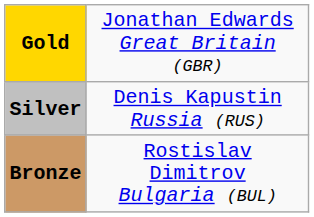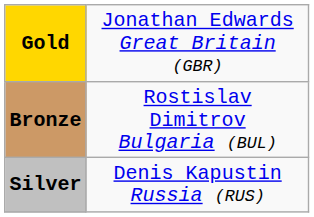rows swapped: (45, 109) <-> (45, 174)
